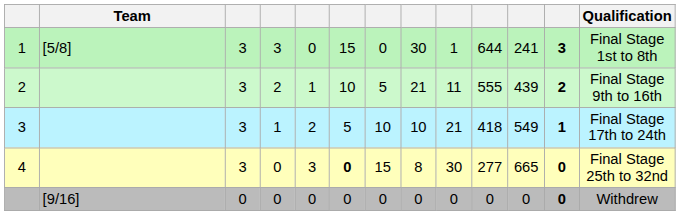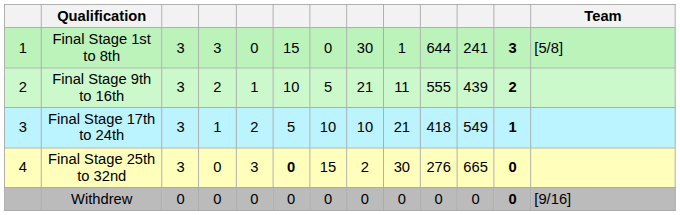columns swapped: (132, 16) <-> (627, 16)
(418, 167) 8 -> (365, 167) 2
(490, 167) 277 -> (439, 167) 276
